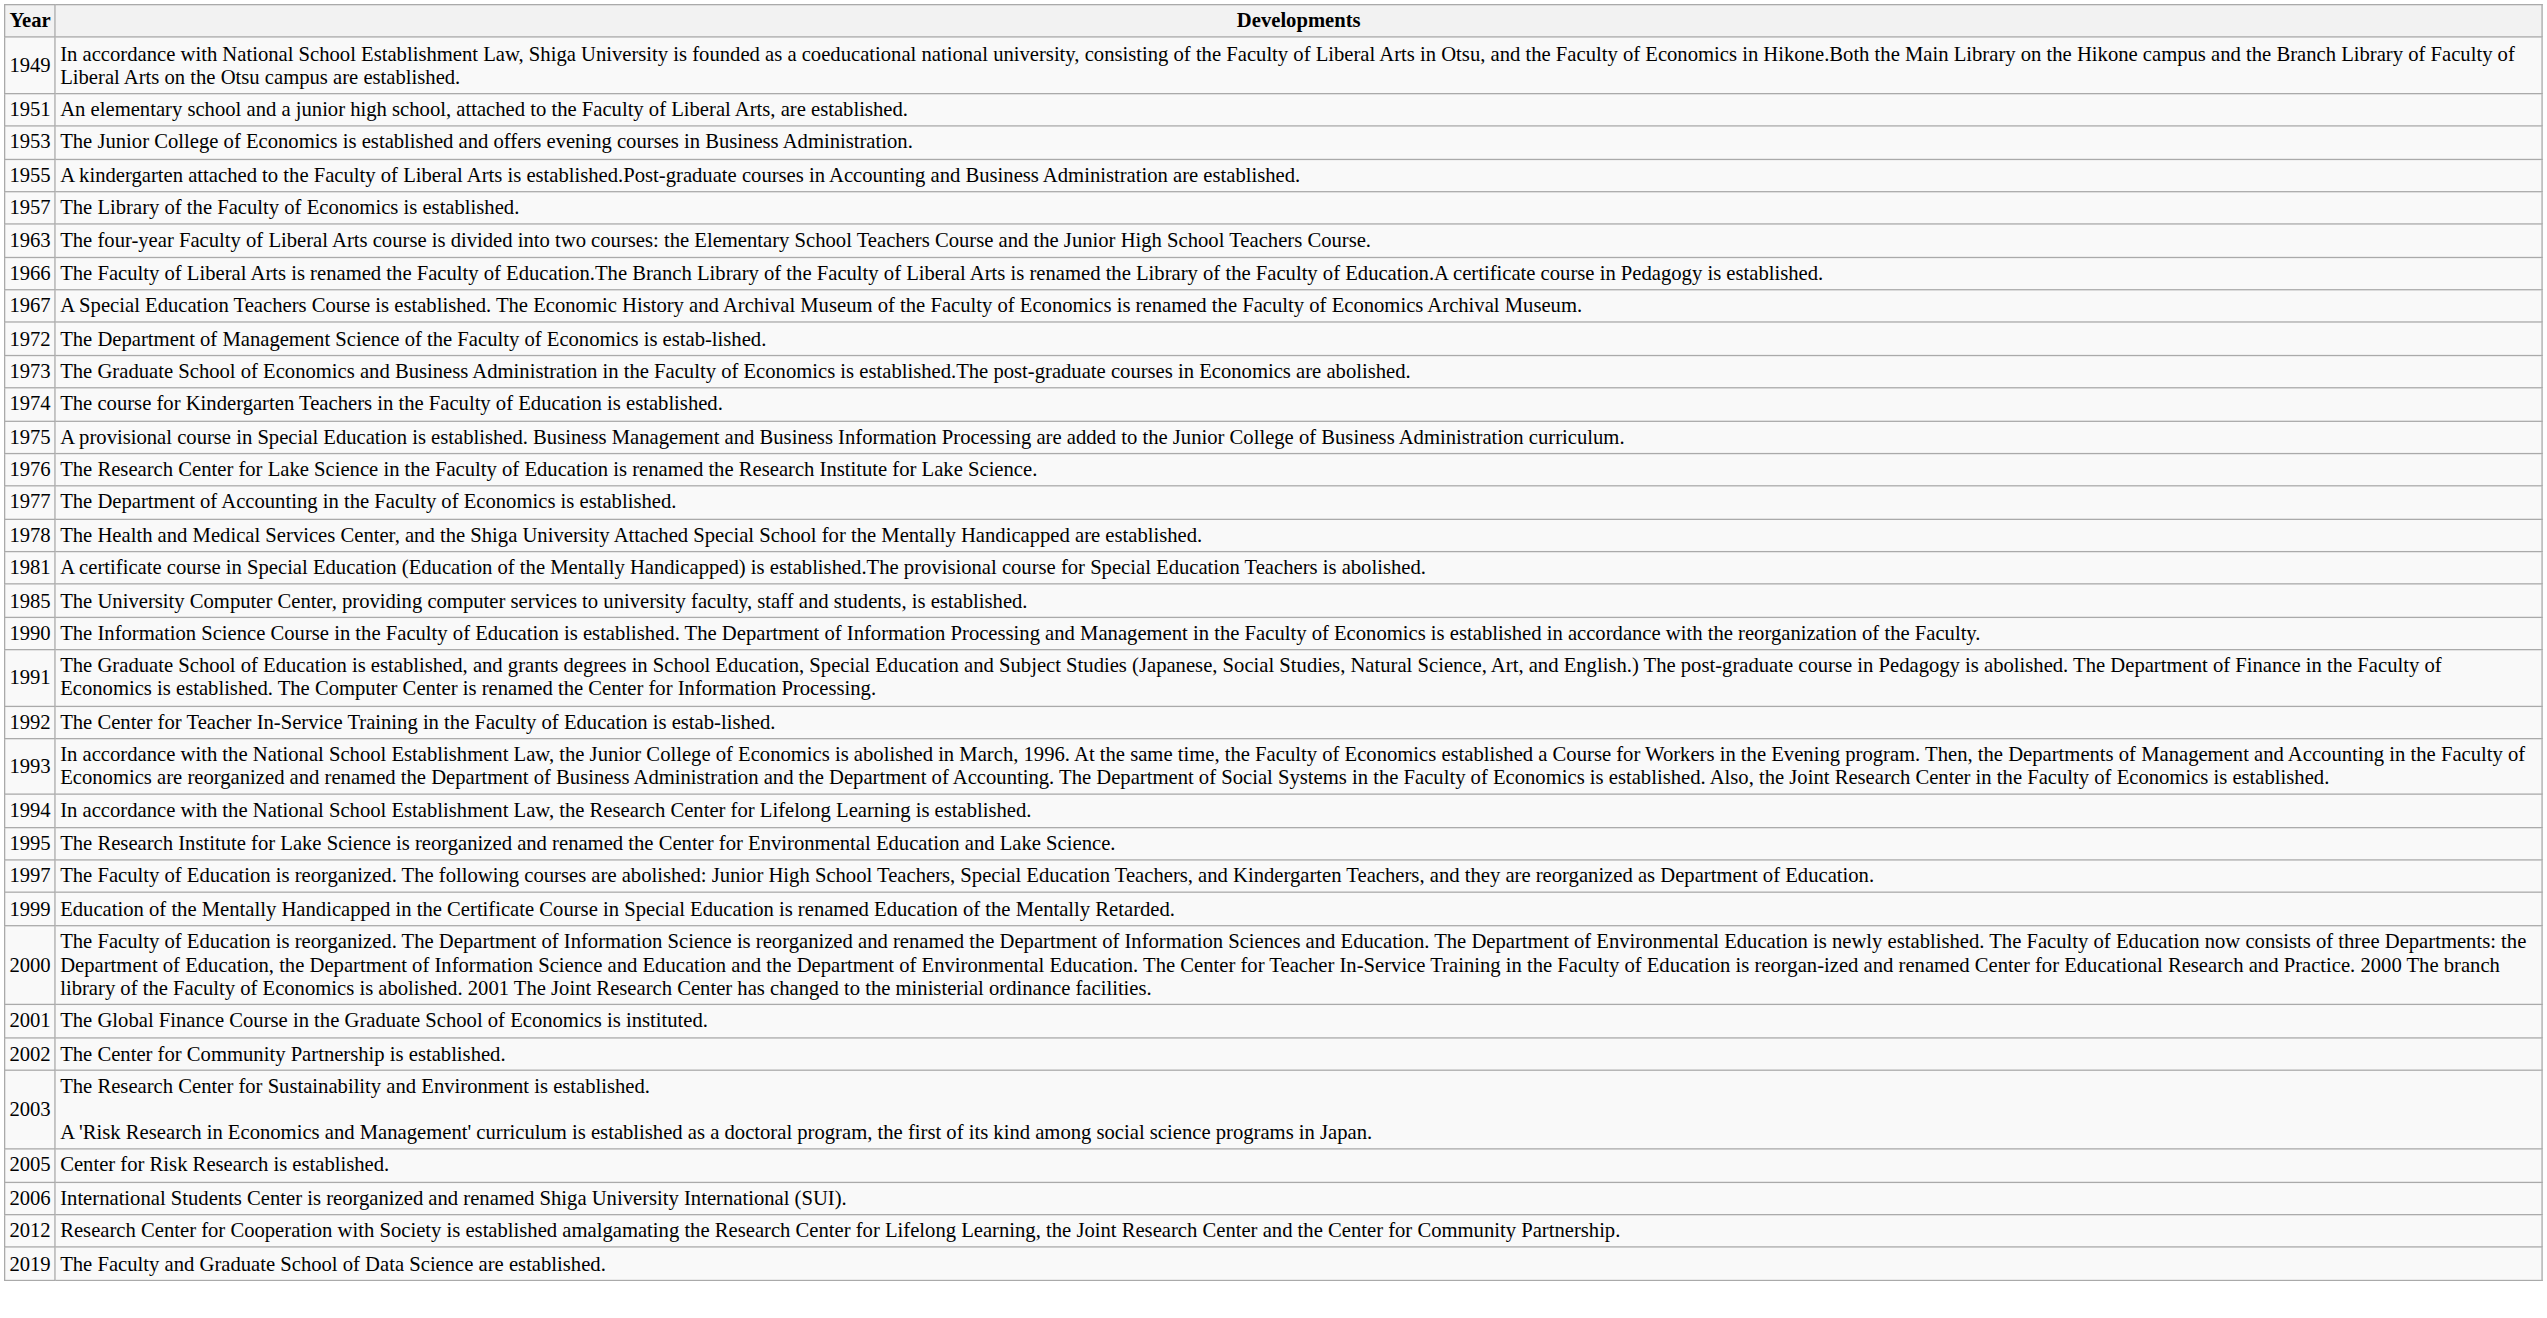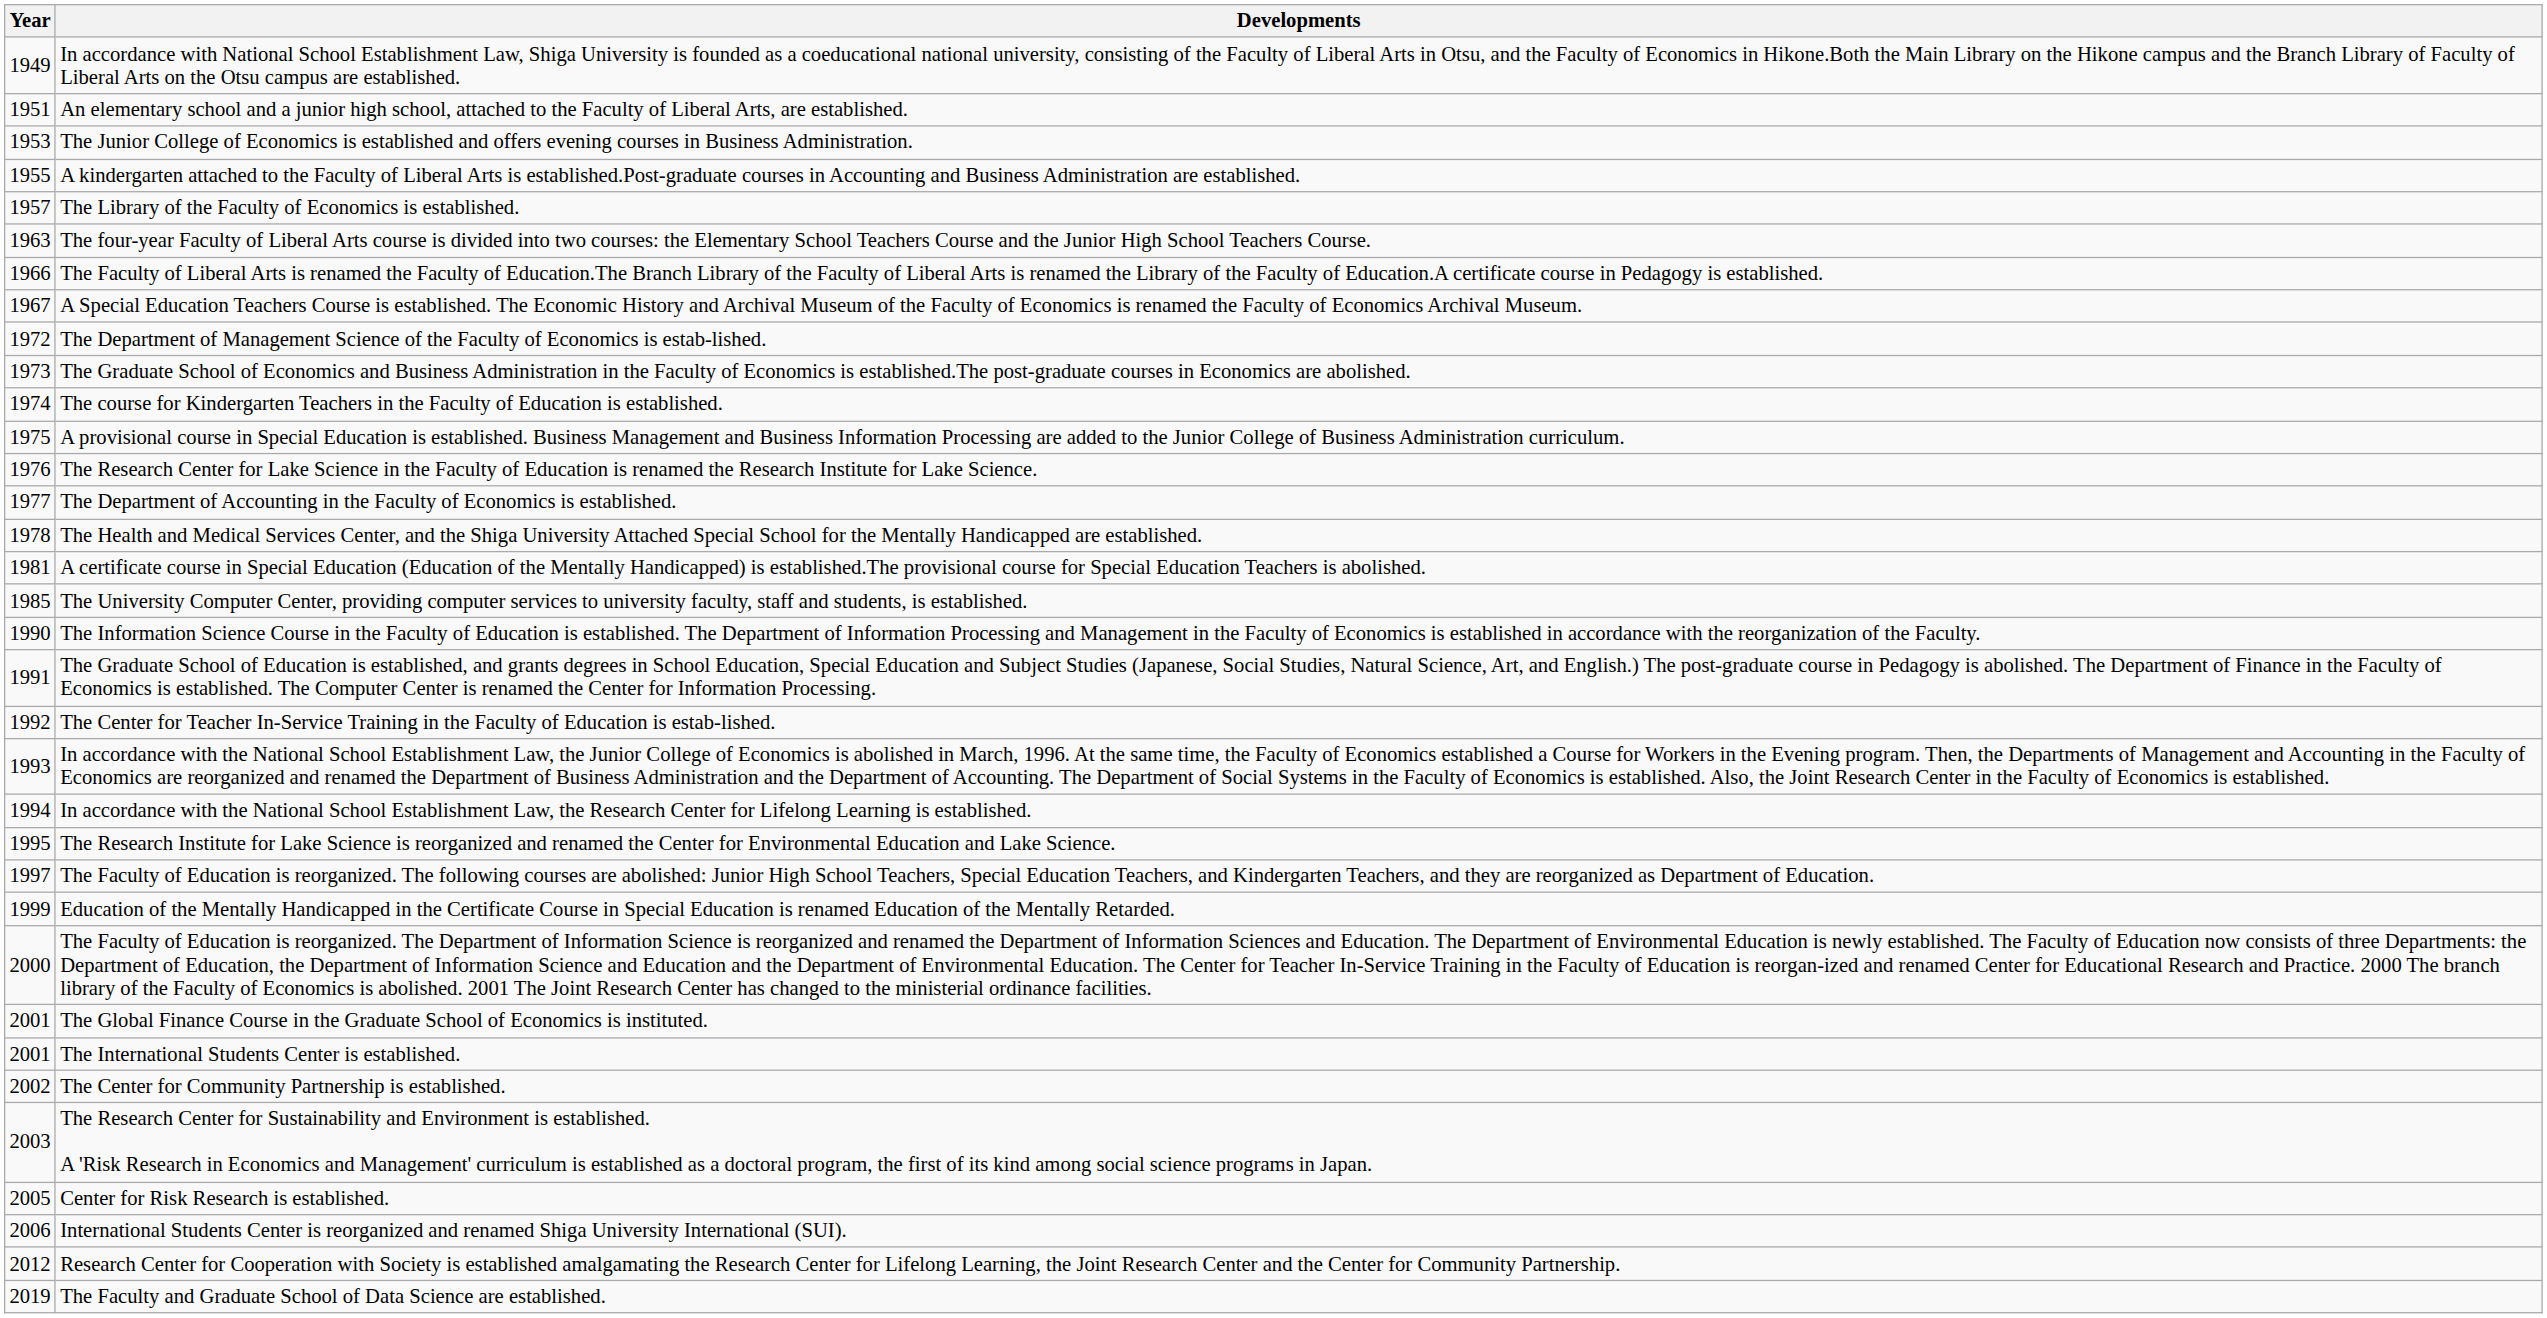+ row: (260, 1053)
